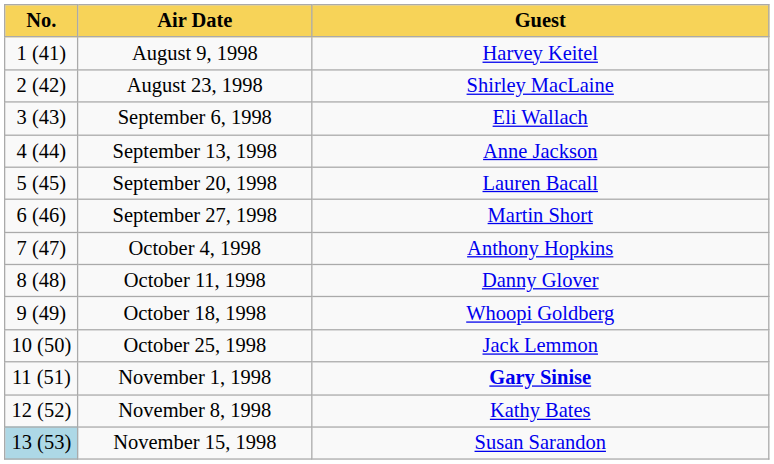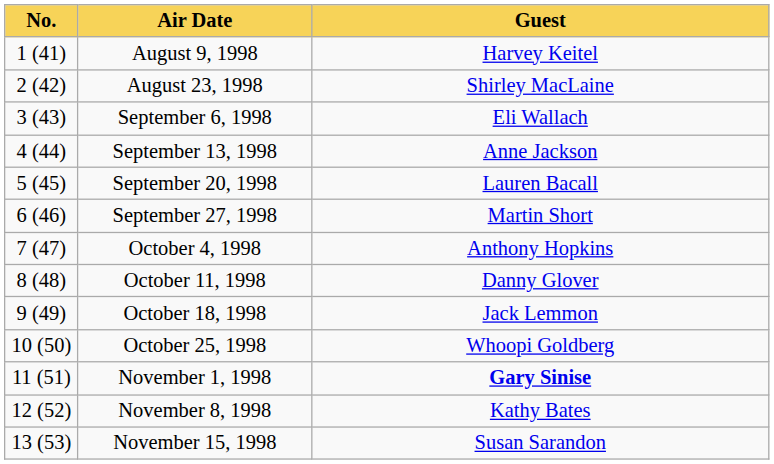(540, 313) Whoopi Goldberg -> (540, 313) Jack Lemmon
(540, 345) Jack Lemmon -> (540, 345) Whoopi Goldberg
(41, 442) lightblue background -> (41, 442) no background
